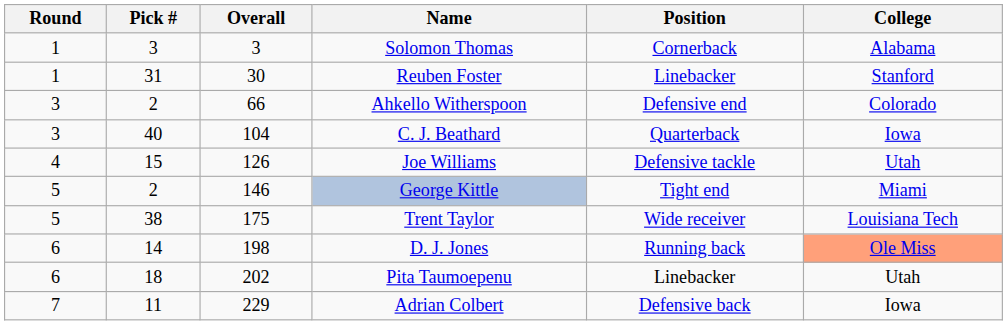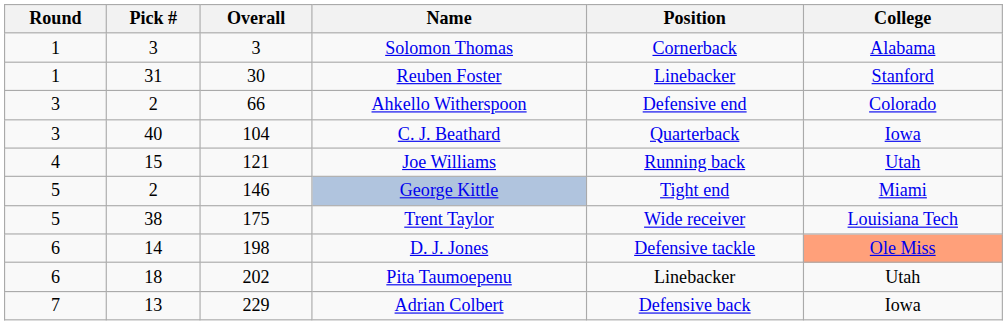(256, 162) 126 -> (256, 162) 121
(695, 162) Defensive tackle -> (695, 162) Running back
(695, 248) Running back -> (695, 248) Defensive tackle
(153, 305) 11 -> (153, 305) 13
